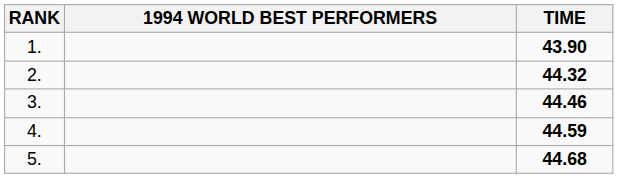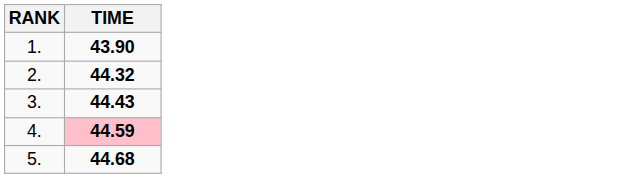- column: (290, 18)
(565, 103) 44.46 -> (113, 103) 44.43
(565, 131) no background -> (113, 131) pink background
